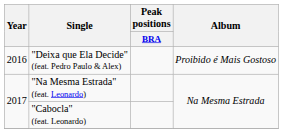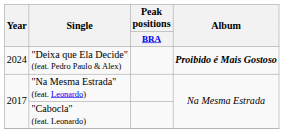(17, 60) 2016 -> (17, 60) 2024
(226, 60) normal -> (226, 60) bold
